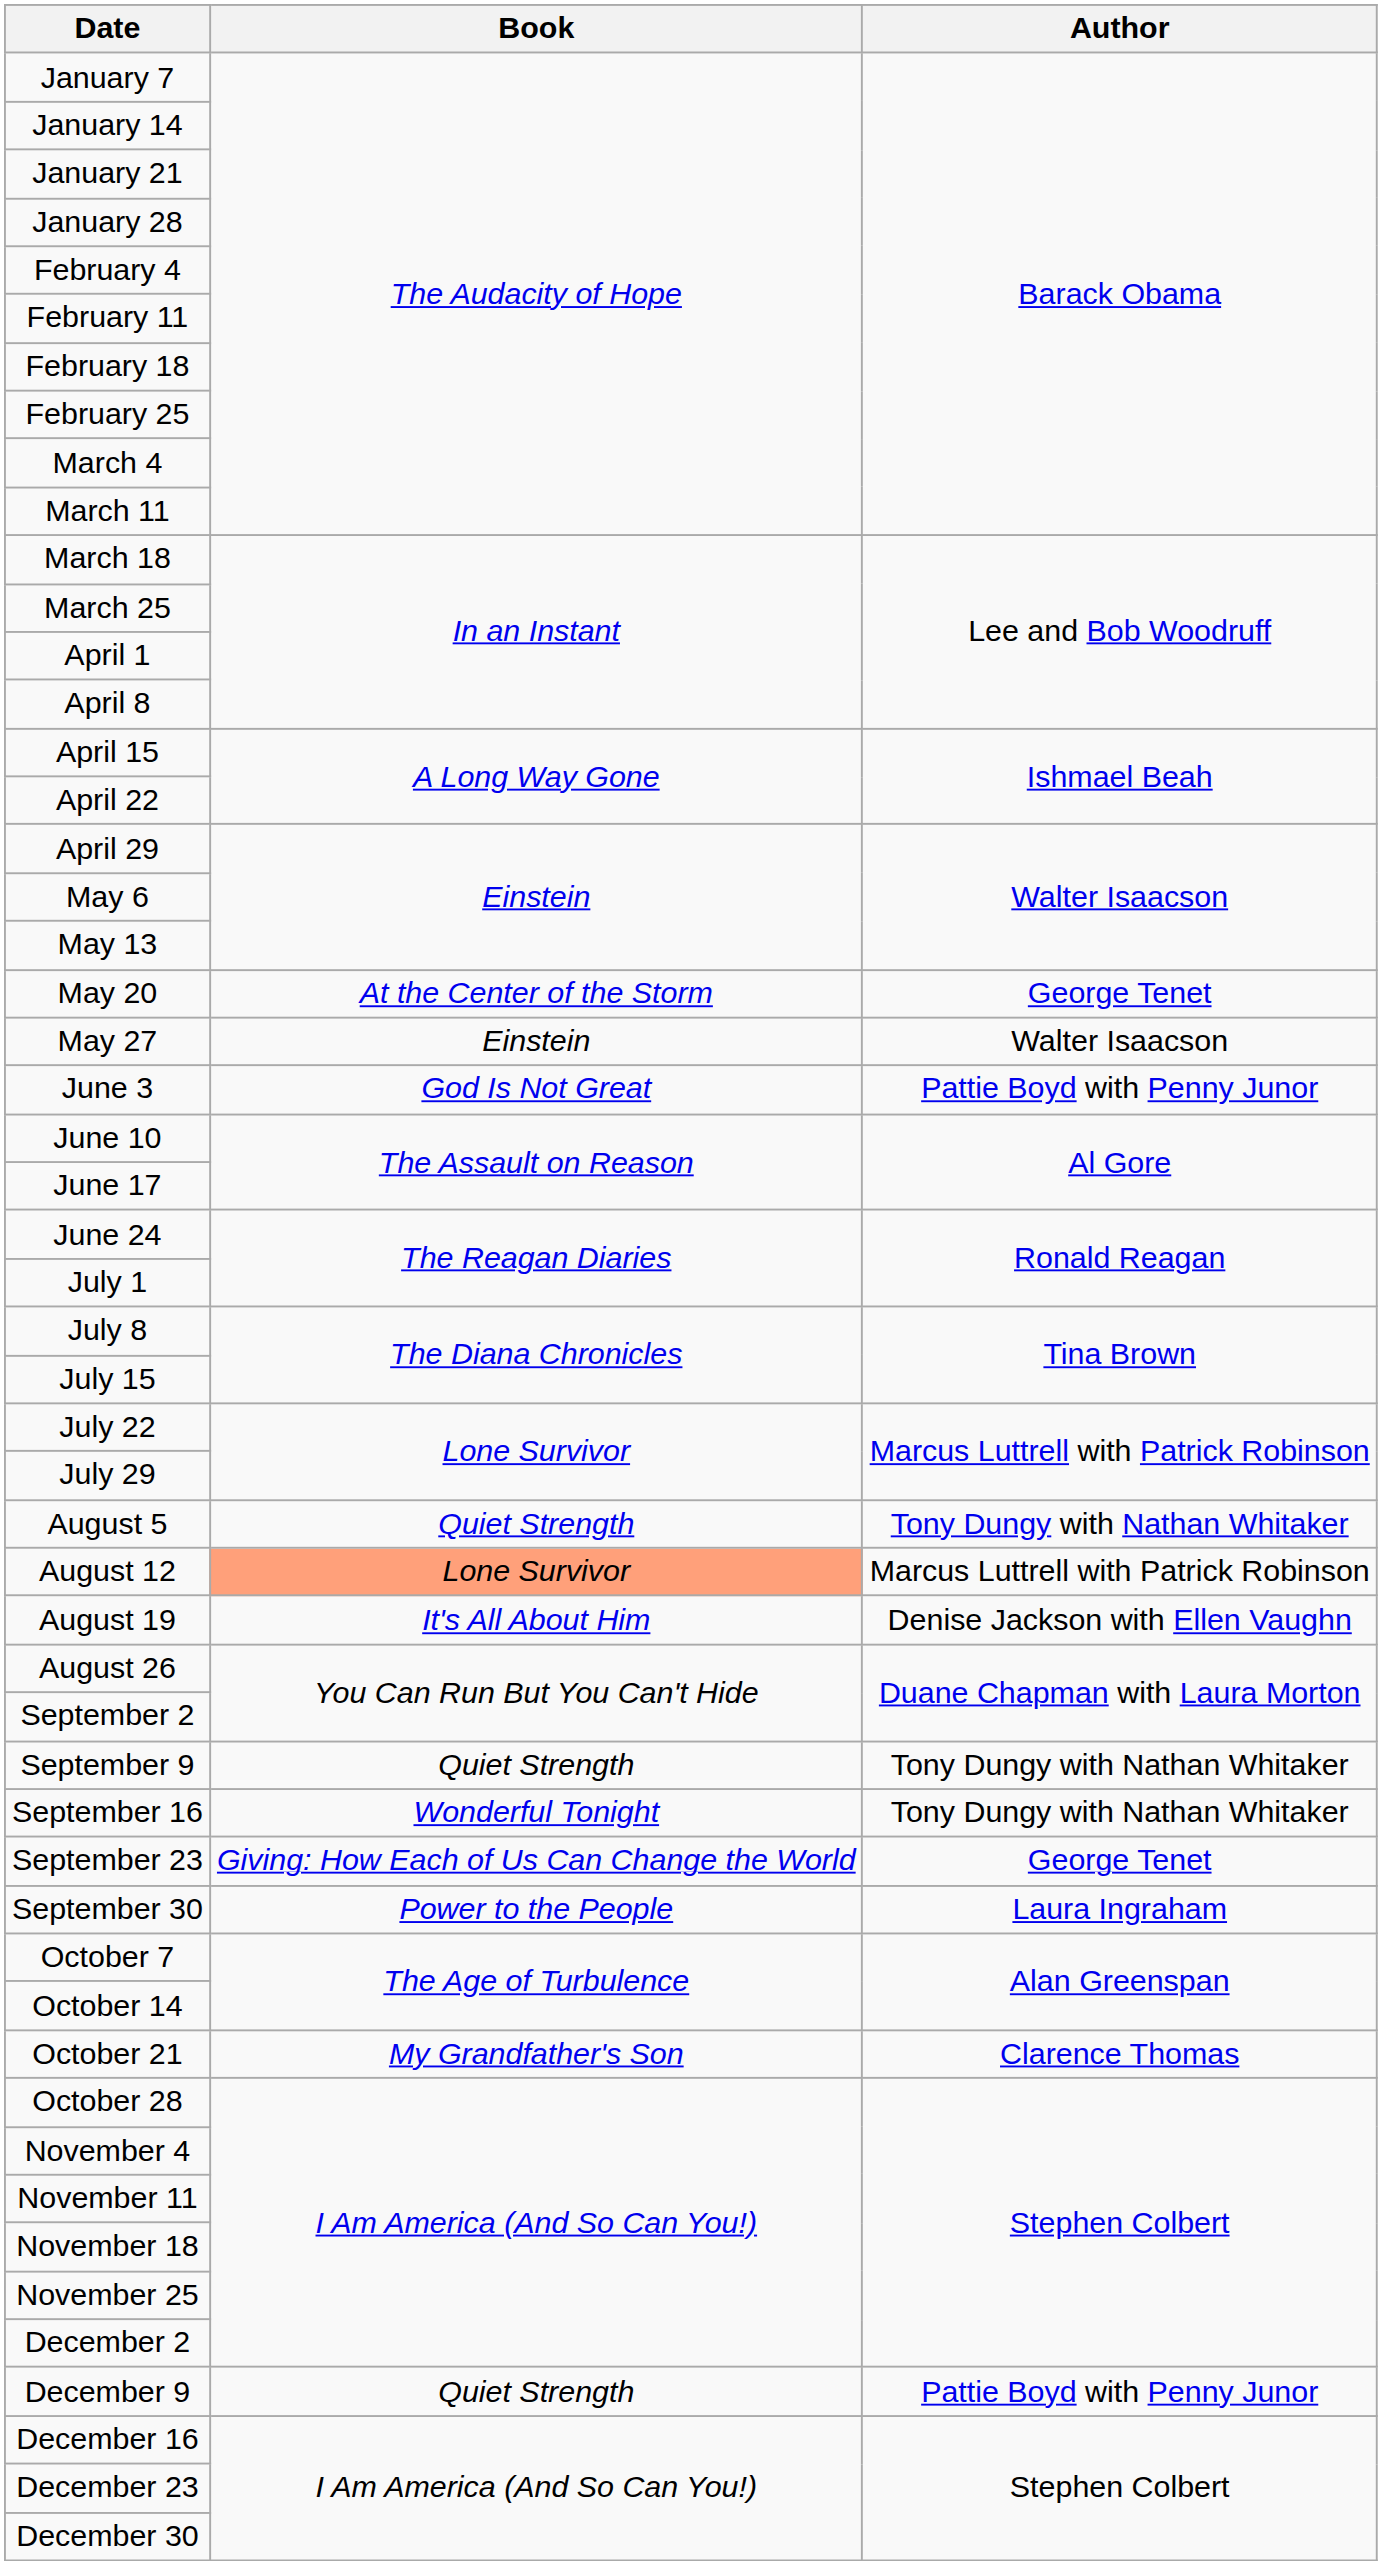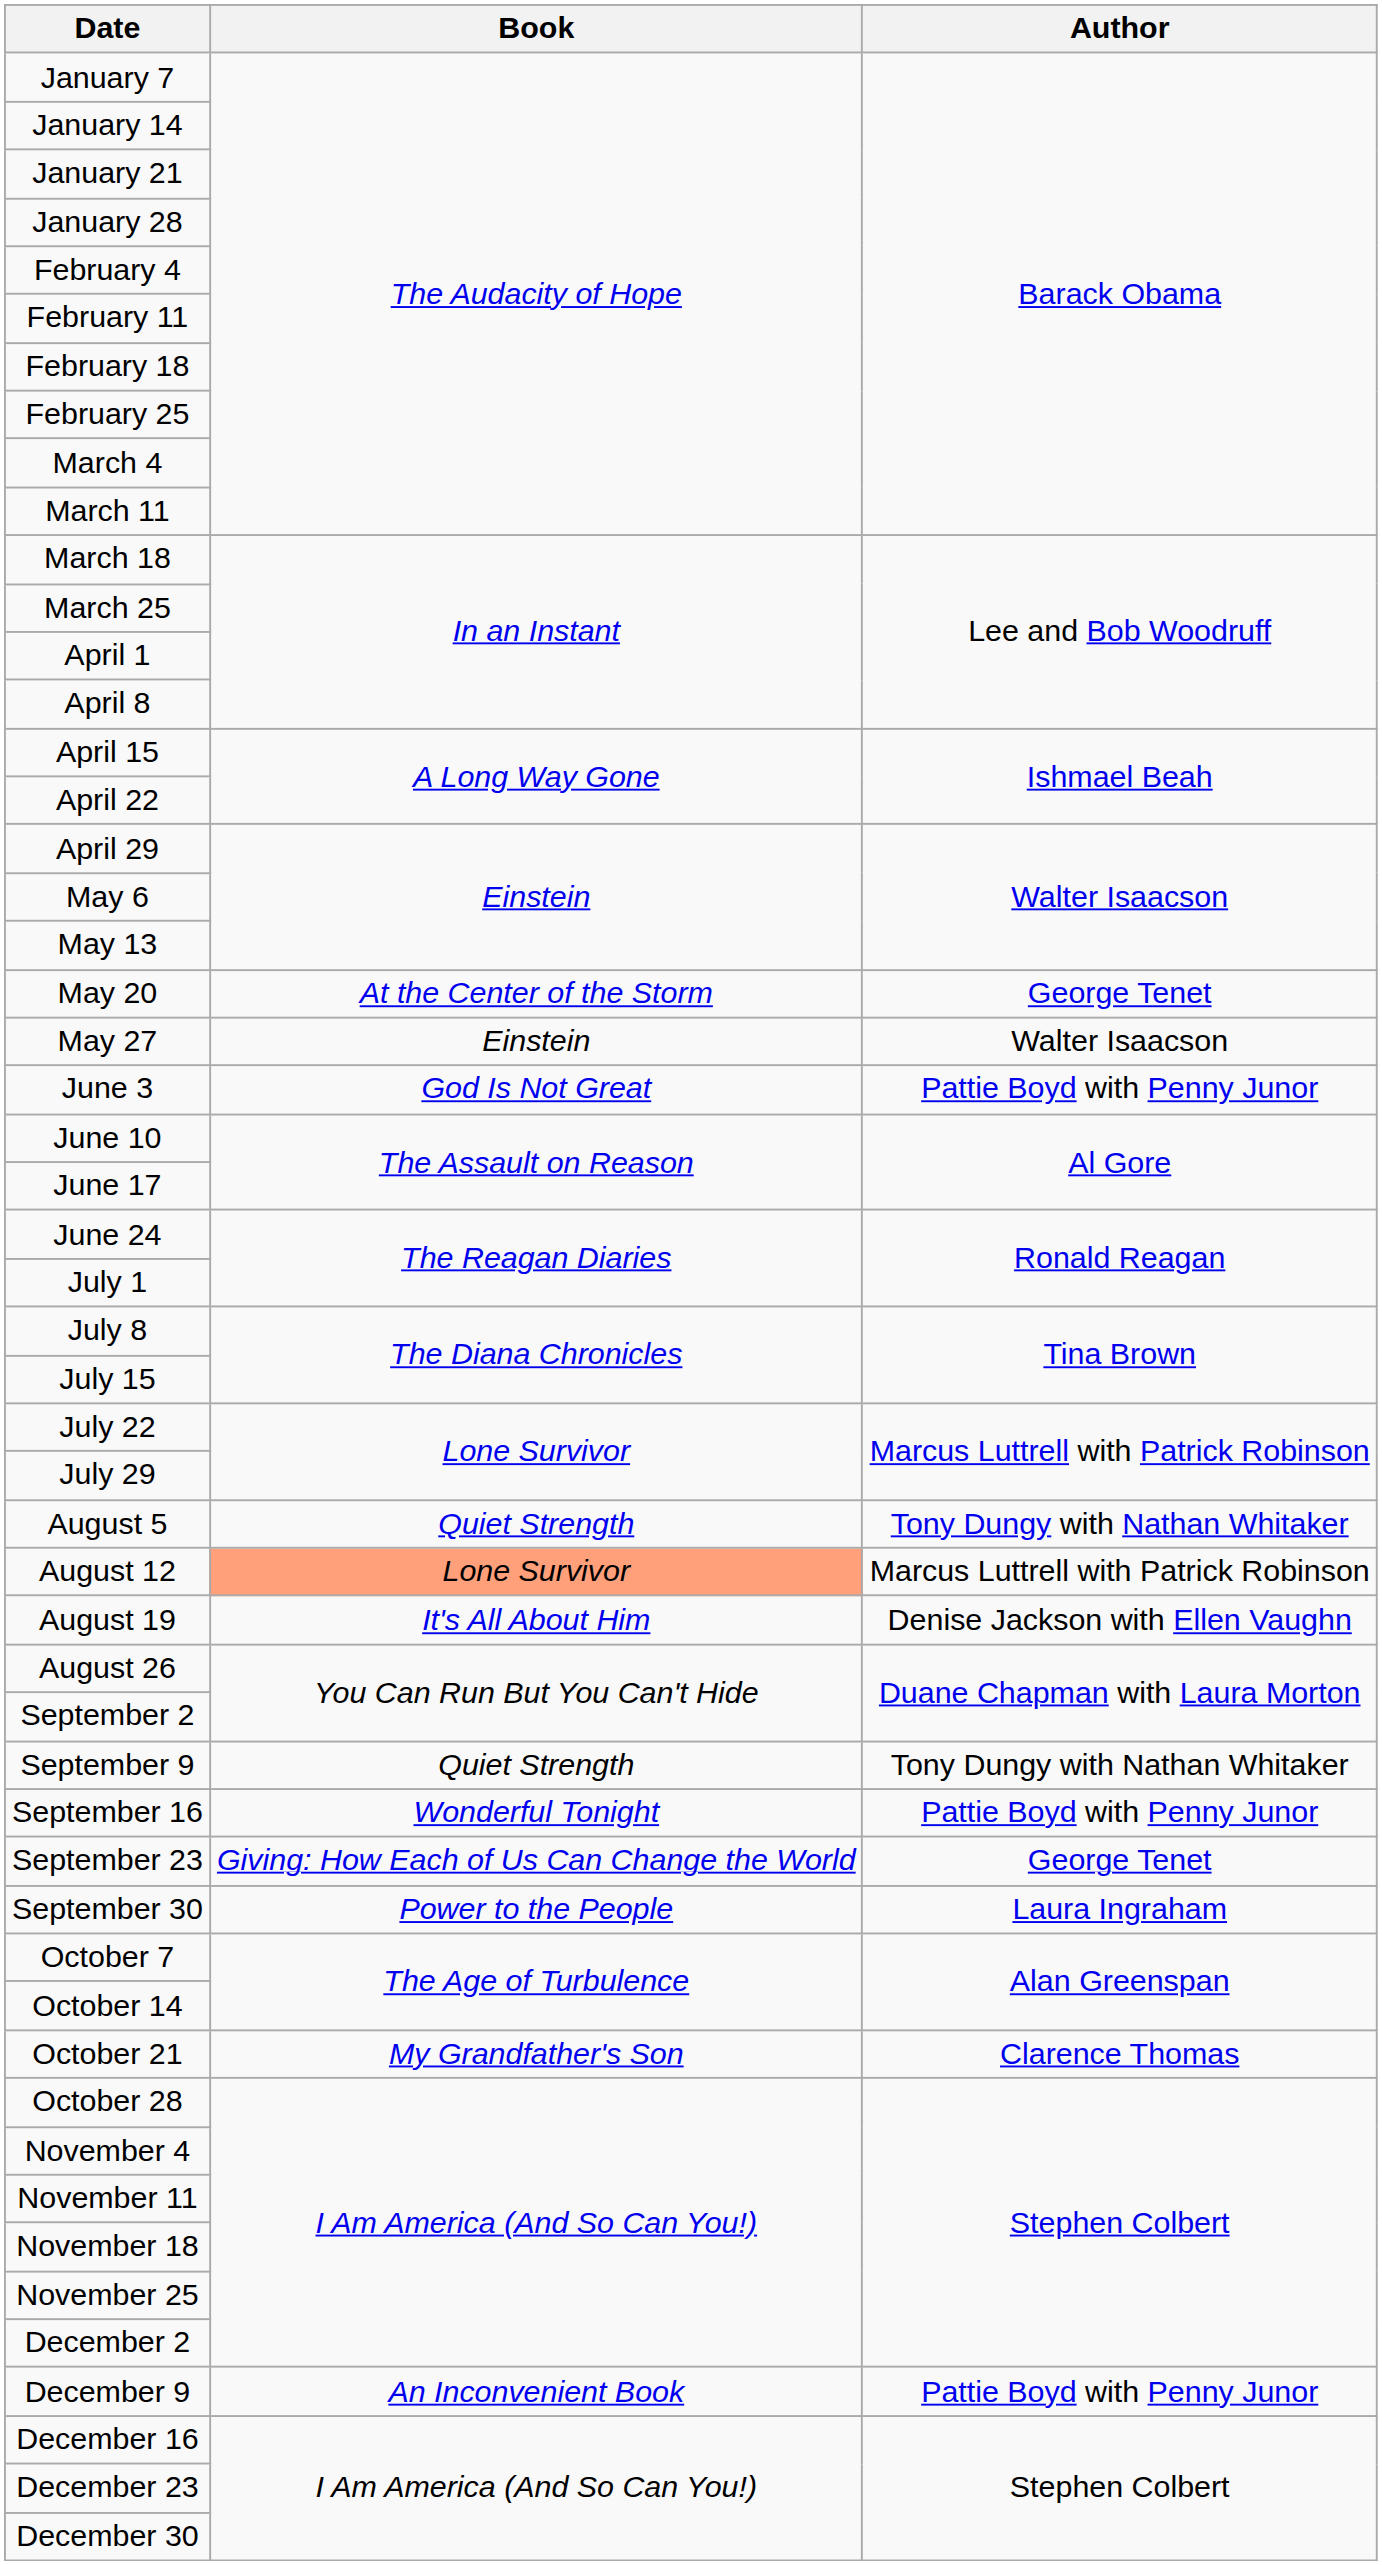(1120, 1812) Tony Dungy with Nathan Whitaker -> (1120, 1812) Pattie Boyd with Penny Junor
(536, 2391) Quiet Strength -> (536, 2391) An Inconvenient Book
